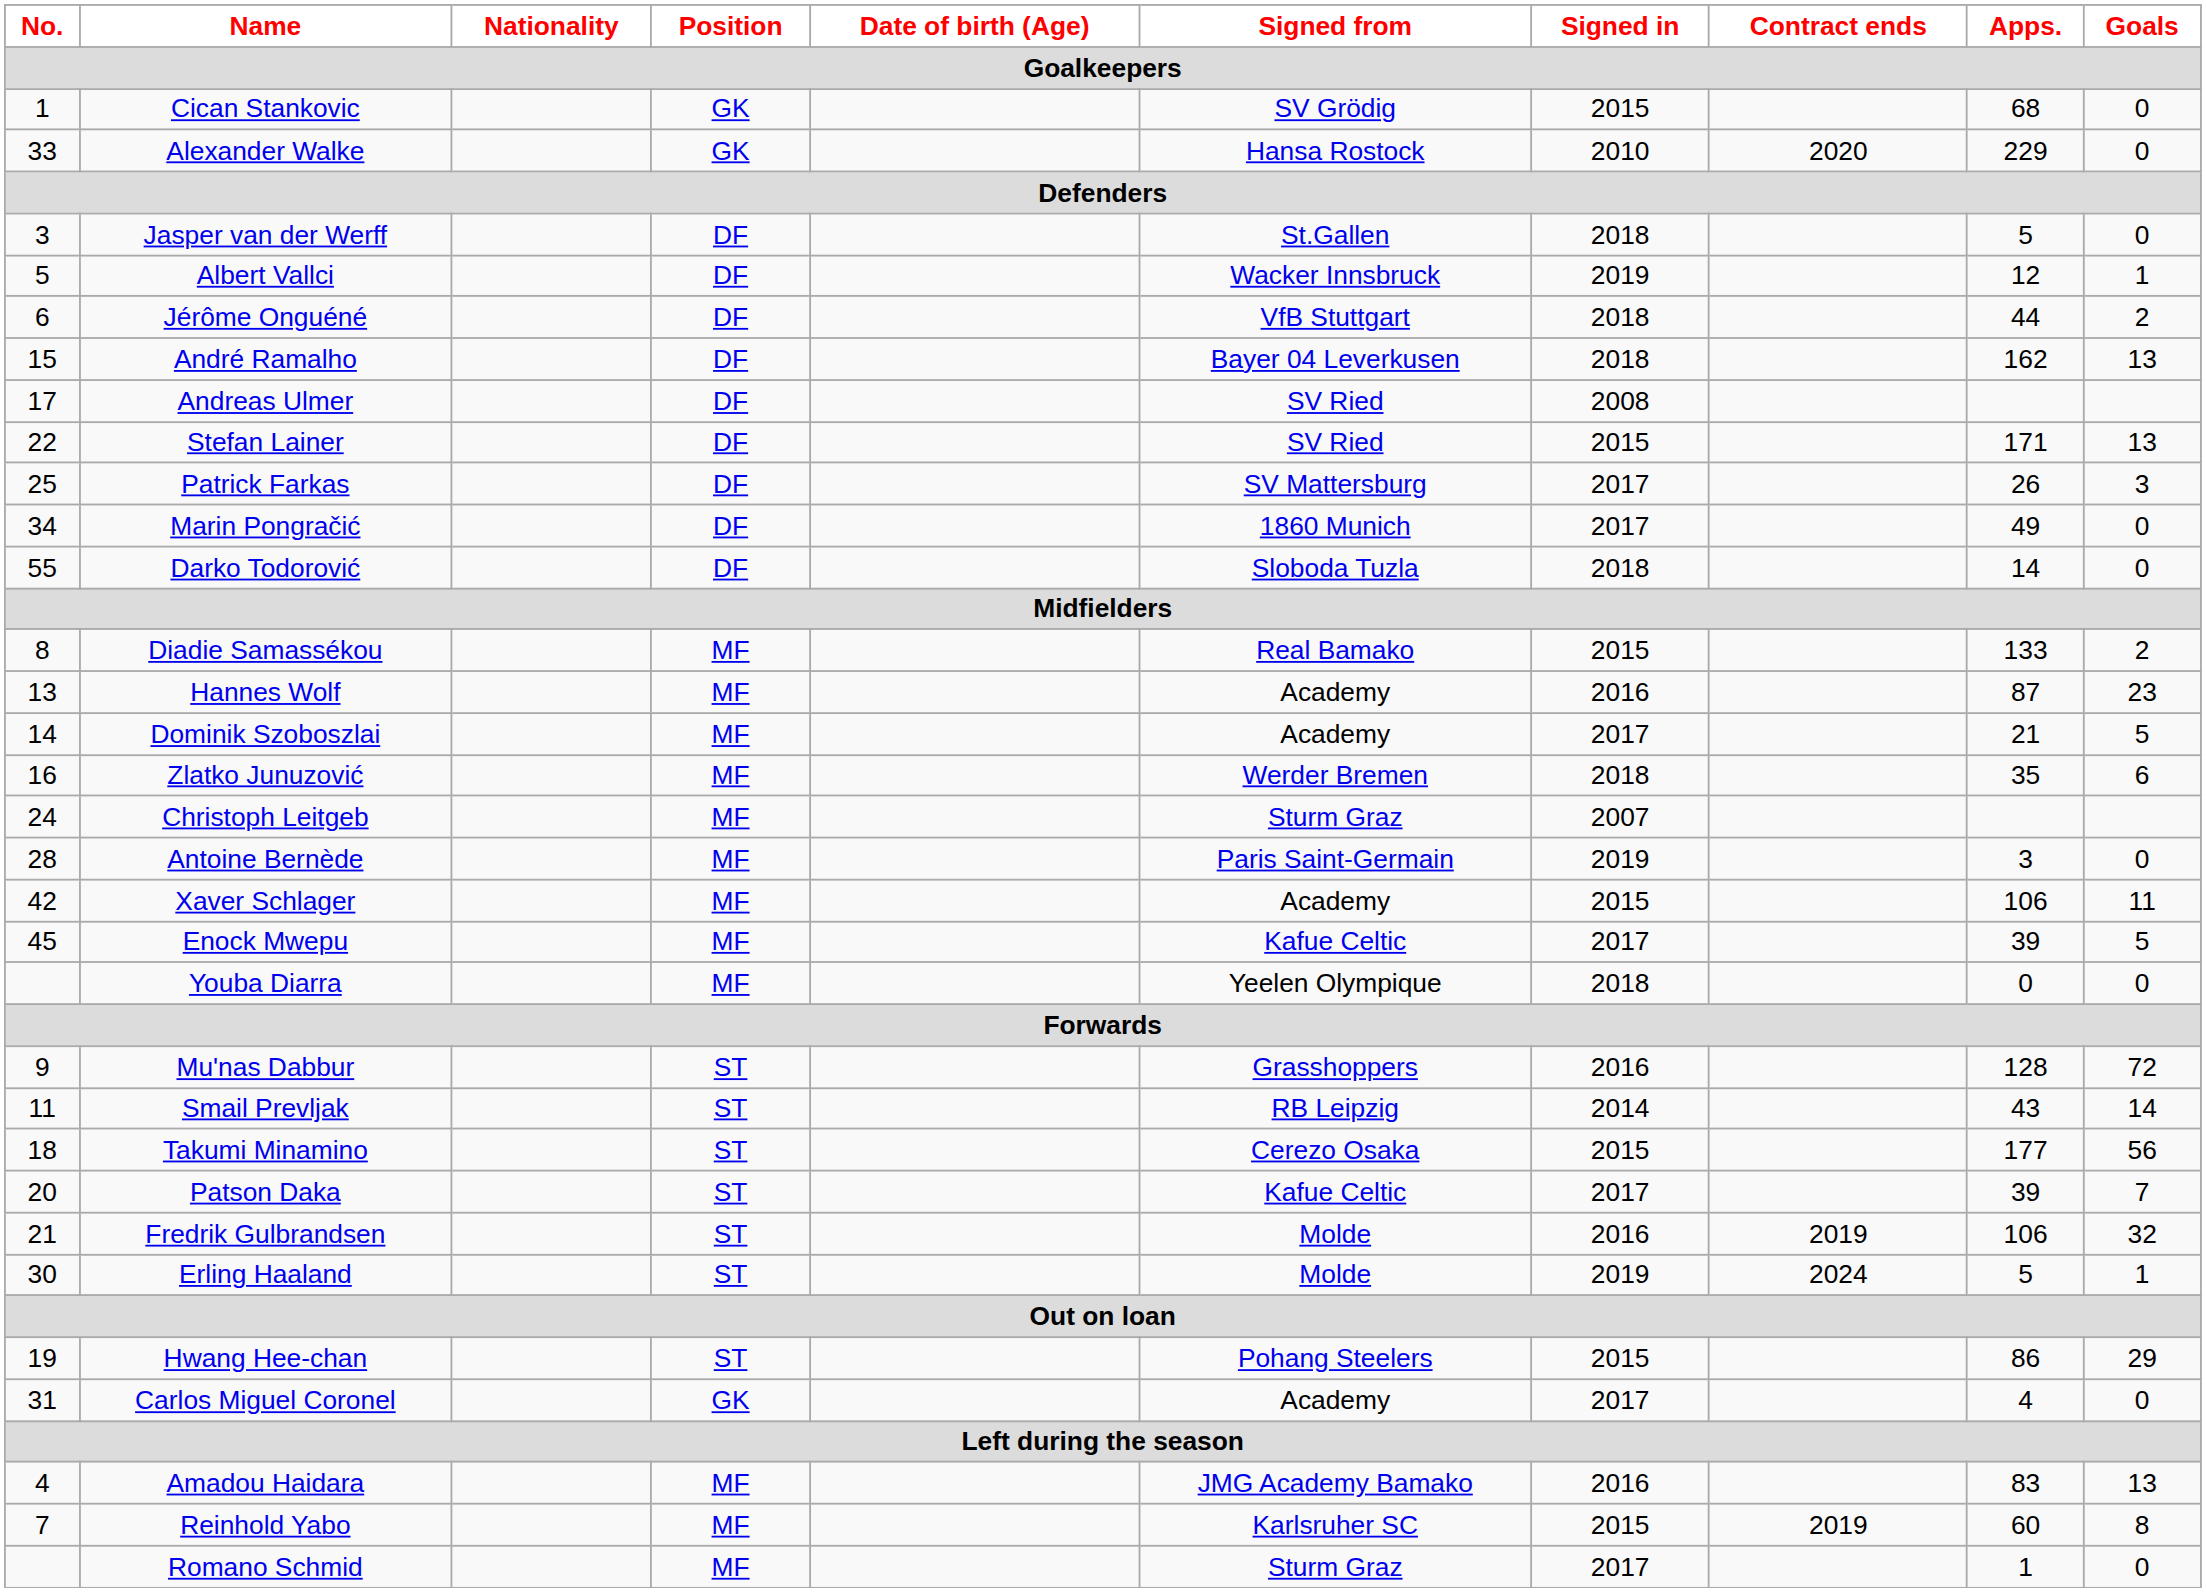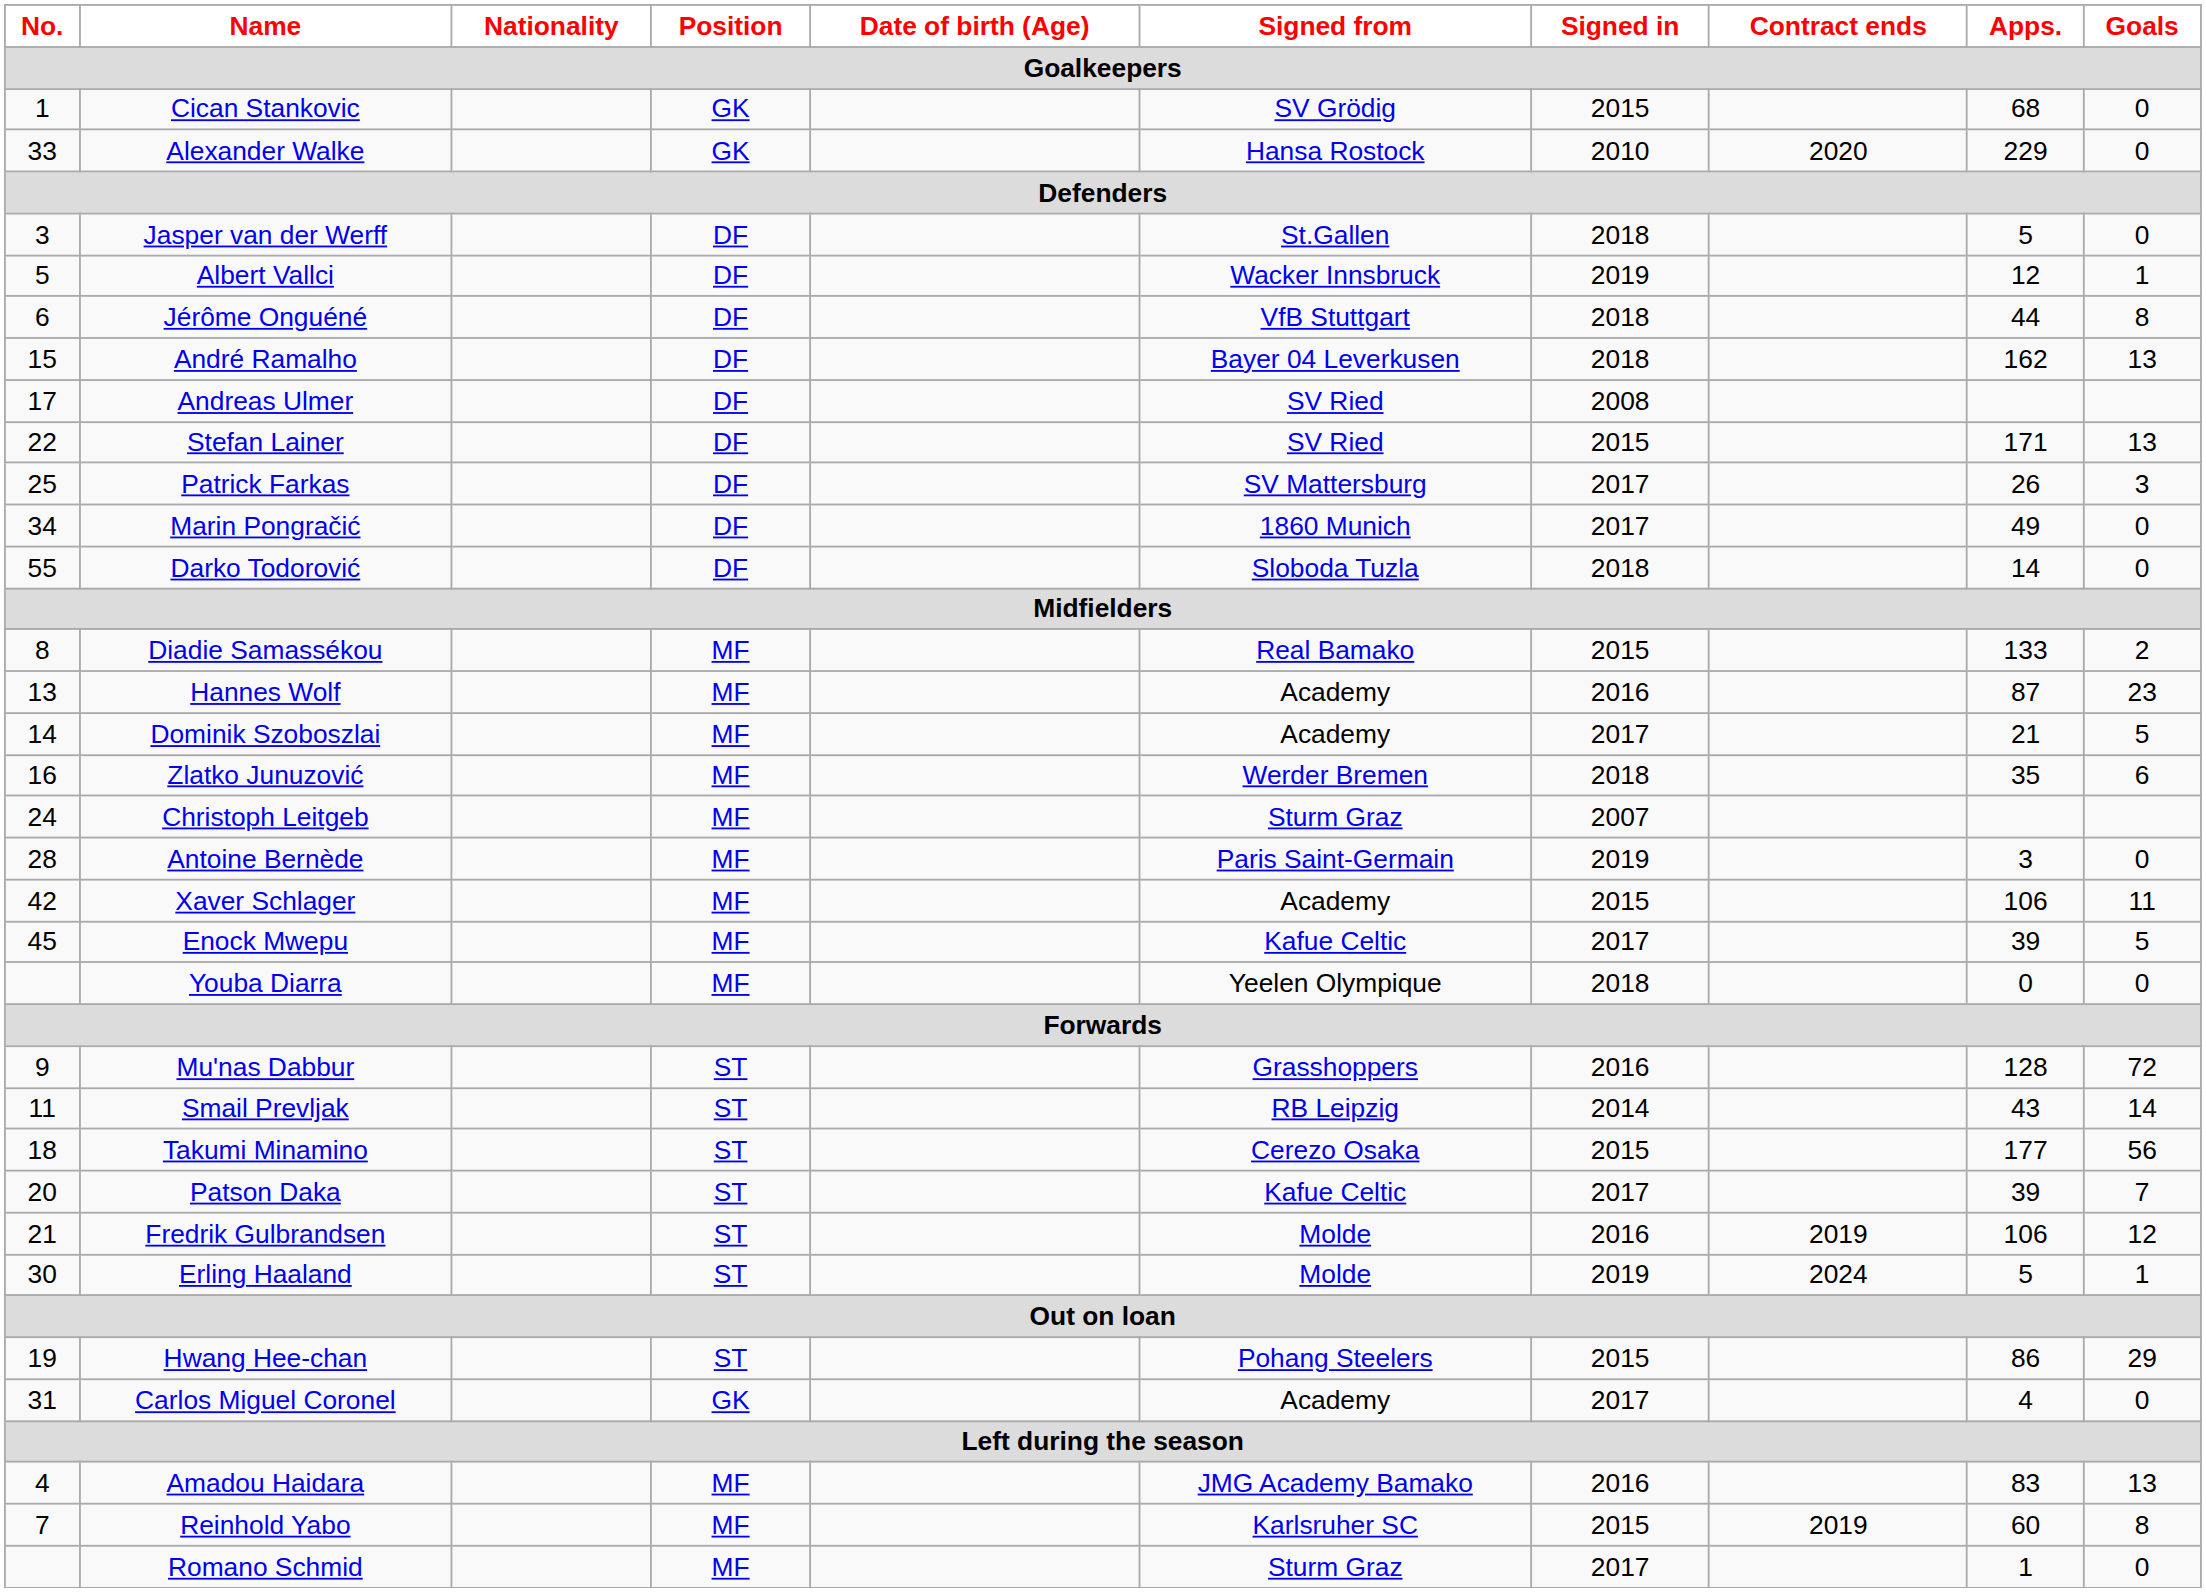(2142, 318) 2 -> (2142, 318) 8
(2142, 1233) 32 -> (2142, 1233) 12
